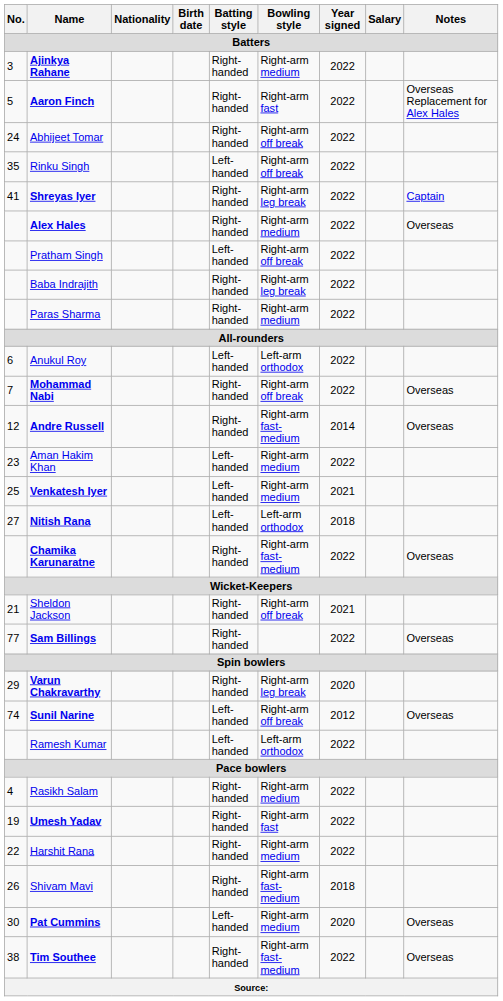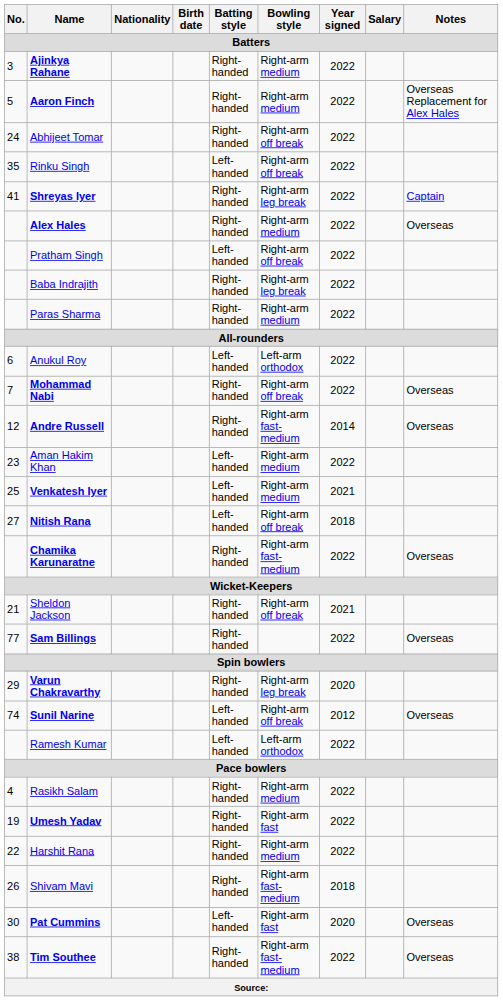(285, 101) Right-arm fast -> (285, 101) Right-arm medium
(282, 521) Left-arm orthodox -> (285, 521) Right-arm off break
(285, 922) Right-arm medium -> (285, 922) Right-arm fast
